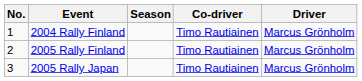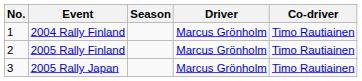columns swapped: (309, 14) <-> (217, 14)
